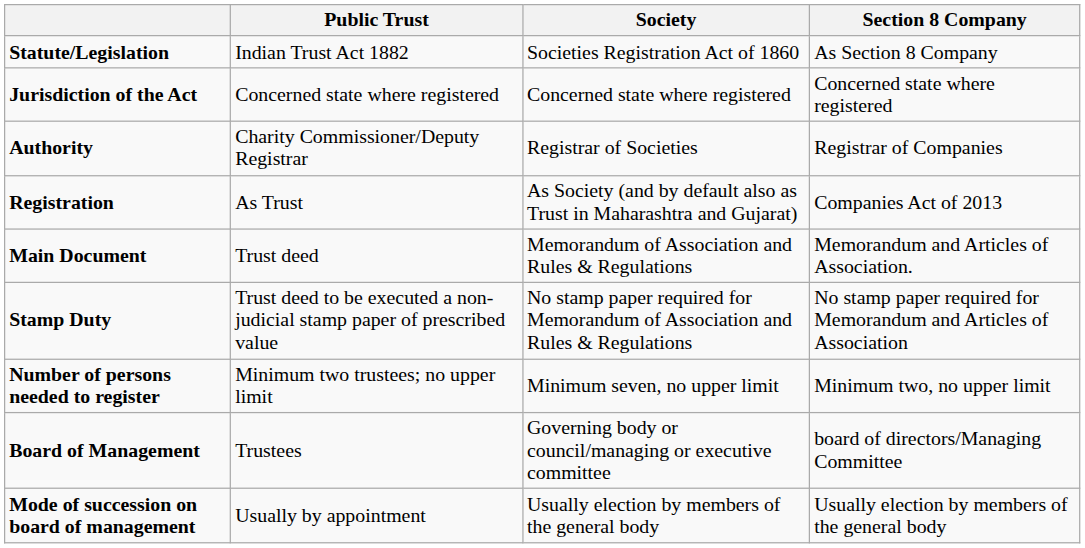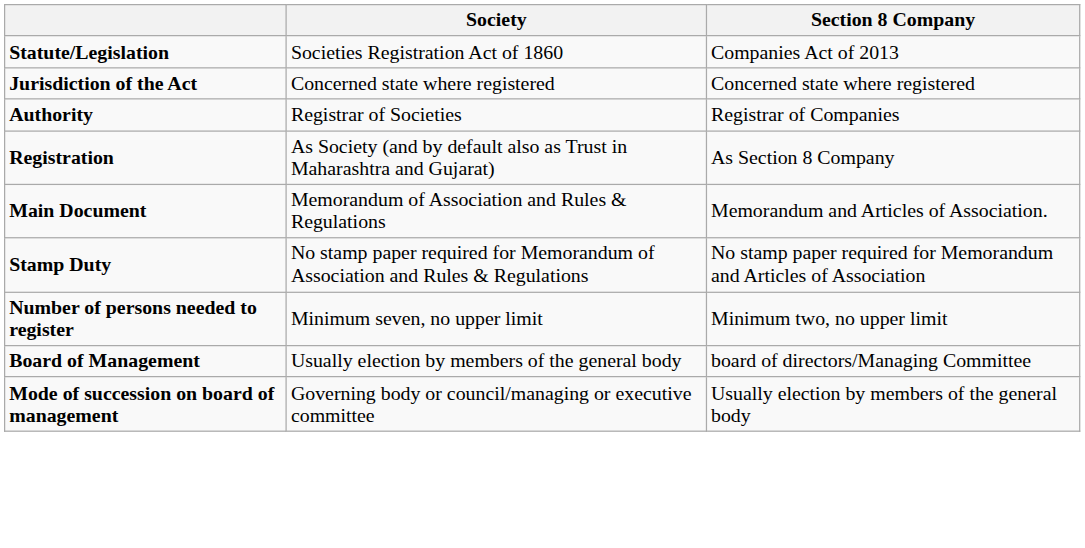- column: (377, 20)
(906, 51) As Section 8 Company -> (805, 51) Companies Act of 2013
(908, 201) Companies Act of 2013 -> (803, 157) As Section 8 Company
(649, 450) Governing body or council/managing or executive committee -> (486, 361) Usually election by members of the general body
(654, 515) Usually election by members of the general body -> (491, 403) Governing body or council/managing or executive committee
